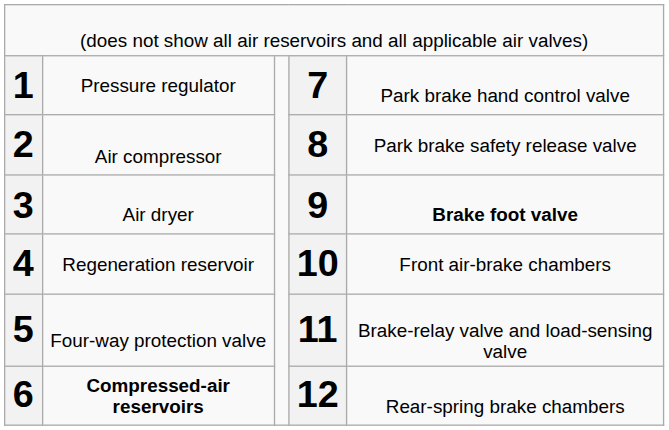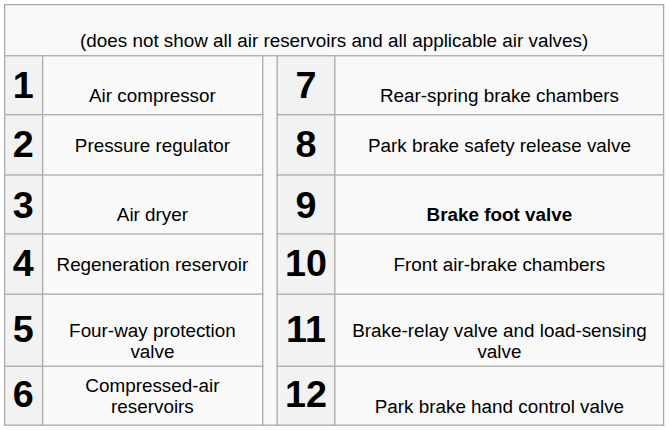(158, 86) Pressure regulator -> (152, 96) Air compressor
(505, 96) Park brake hand control valve -> (499, 96) Rear-spring brake chambers
(158, 156) Air compressor -> (152, 145) Pressure regulator
(158, 396) bold -> (152, 396) normal
(505, 406) Rear-spring brake chambers -> (499, 406) Park brake hand control valve
